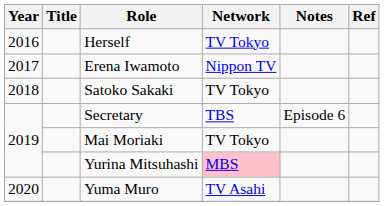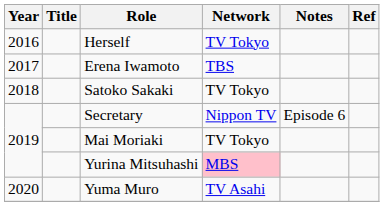(241, 66) Nippon TV -> (220, 66) TBS
(220, 115) TBS -> (241, 115) Nippon TV
